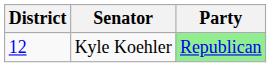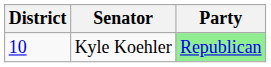(18, 47) 12 -> (18, 47) 10
